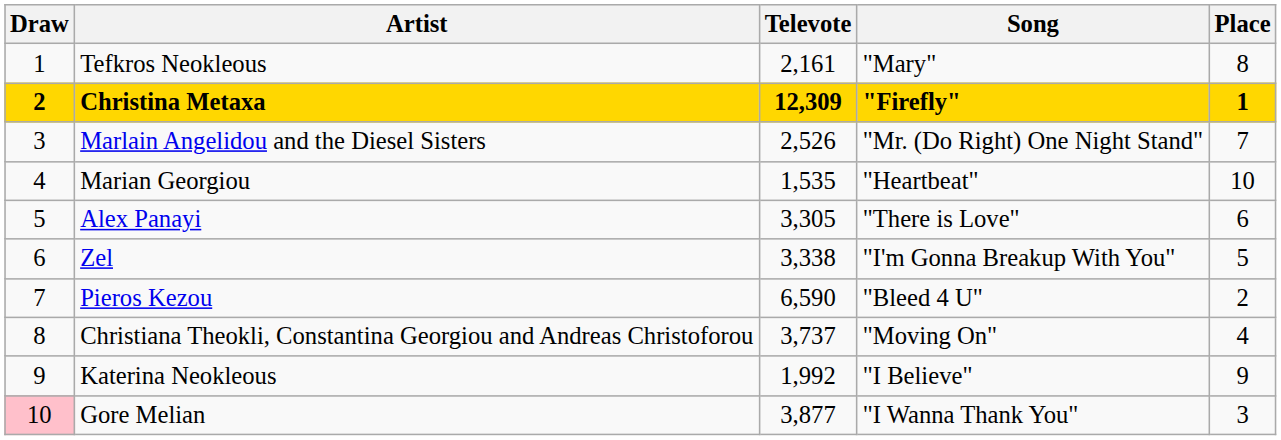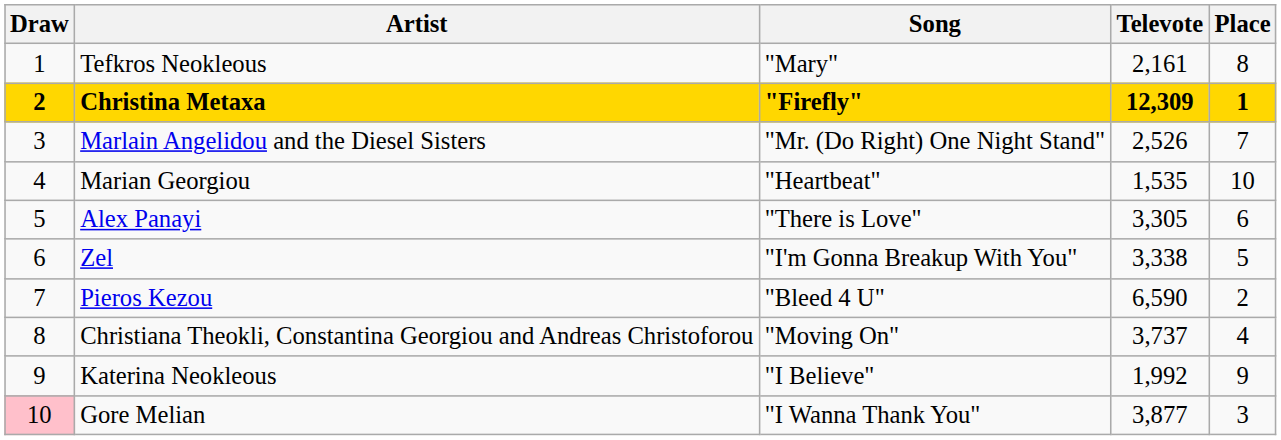columns swapped: (1033, 24) <-> (808, 24)
